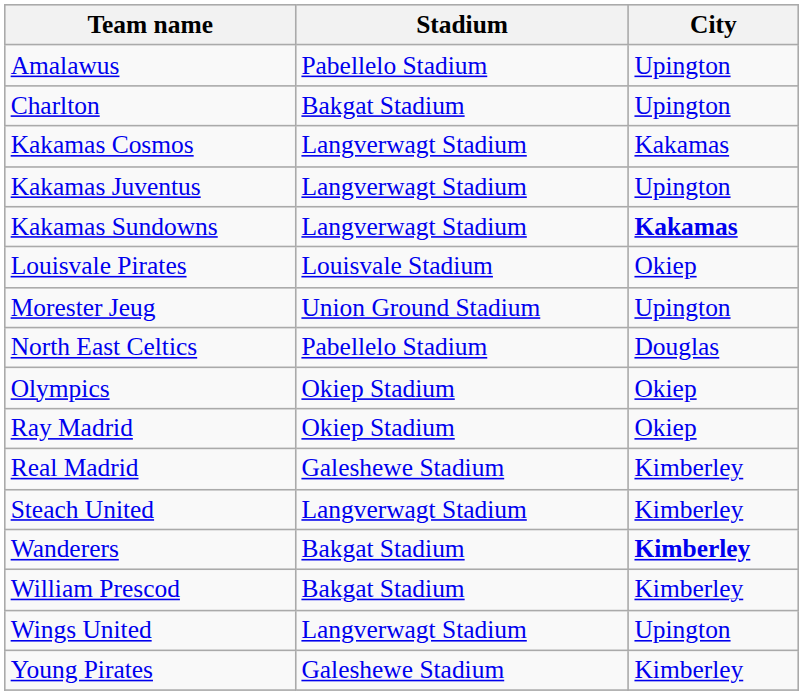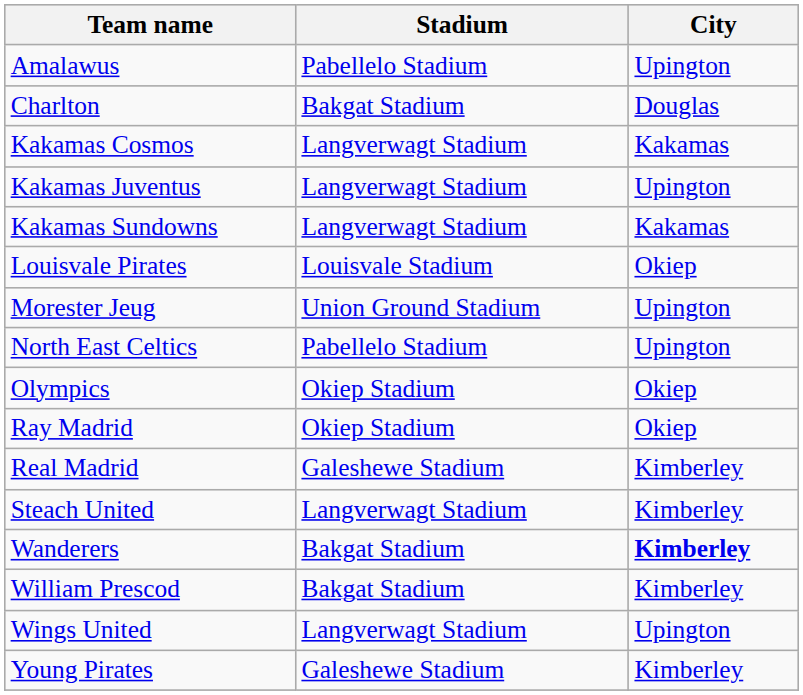(683, 105) Upington -> (677, 105) Douglas
(686, 226) bold -> (682, 226) normal
(677, 347) Douglas -> (683, 347) Upington
